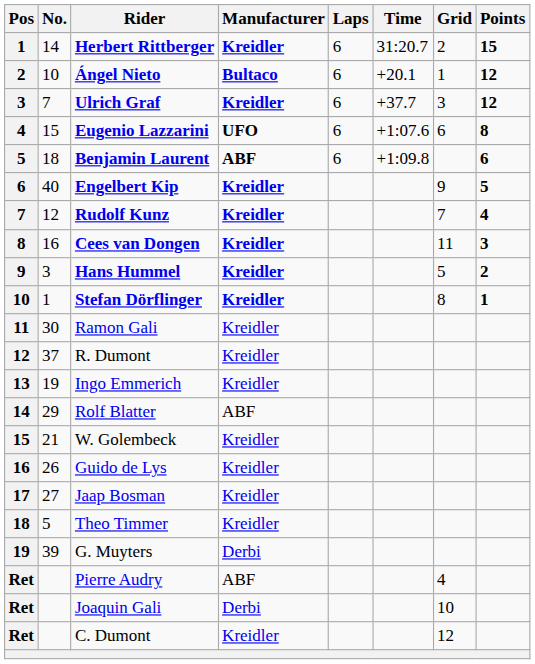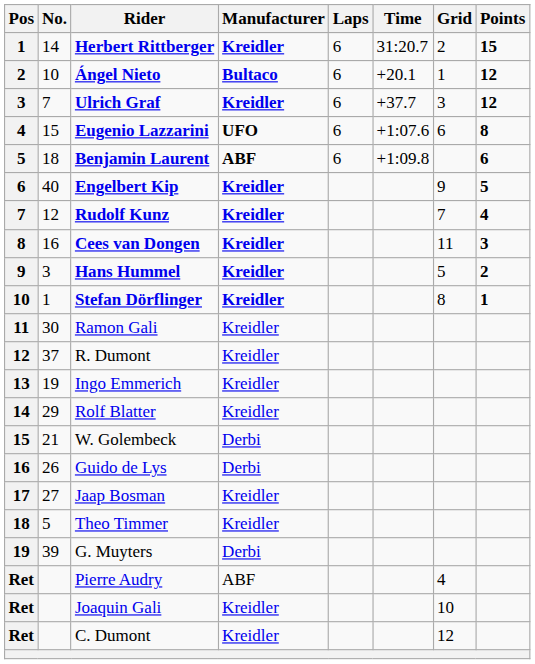(239, 411) ABF -> (250, 411) Kreidler
(250, 439) Kreidler -> (241, 439) Derbi
(250, 467) Kreidler -> (241, 467) Derbi
(241, 608) Derbi -> (250, 608) Kreidler
